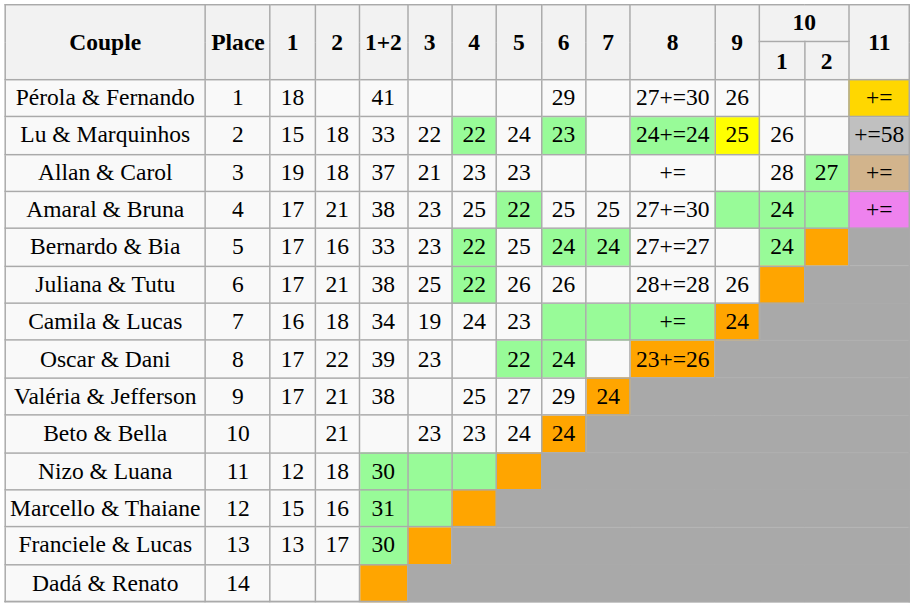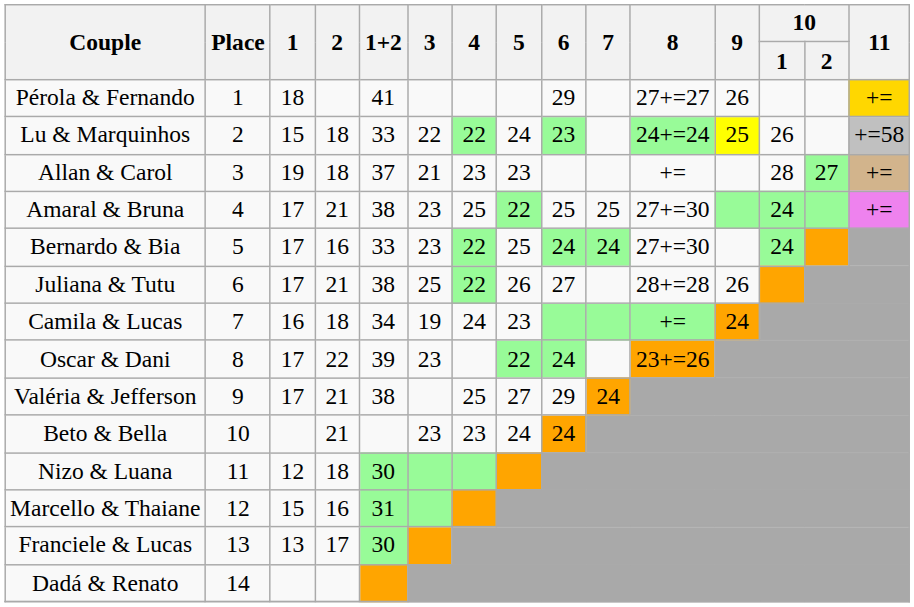(673, 97) 27+=30 -> (673, 97) 27+=27
(673, 246) 27+=27 -> (673, 246) 27+=30
(564, 284) 26 -> (564, 284) 27
